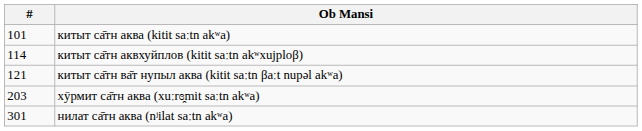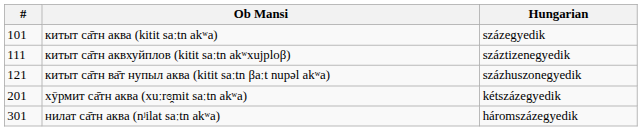+ column: (558, 14)
(17, 55) 114 -> (16, 55) 111
(17, 95) 203 -> (17, 95) 201
